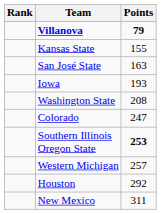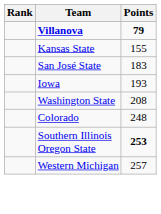(139, 65) 163 -> (139, 65) 183
(139, 118) 247 -> (139, 118) 248
- row: (56, 183)
- row: (66, 200)
